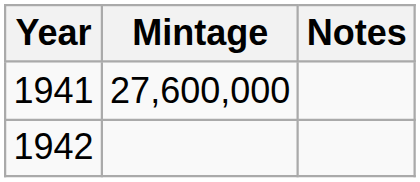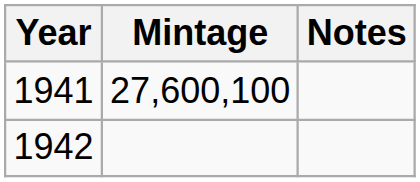(200, 90) 27,600,000 -> (200, 90) 27,600,100
